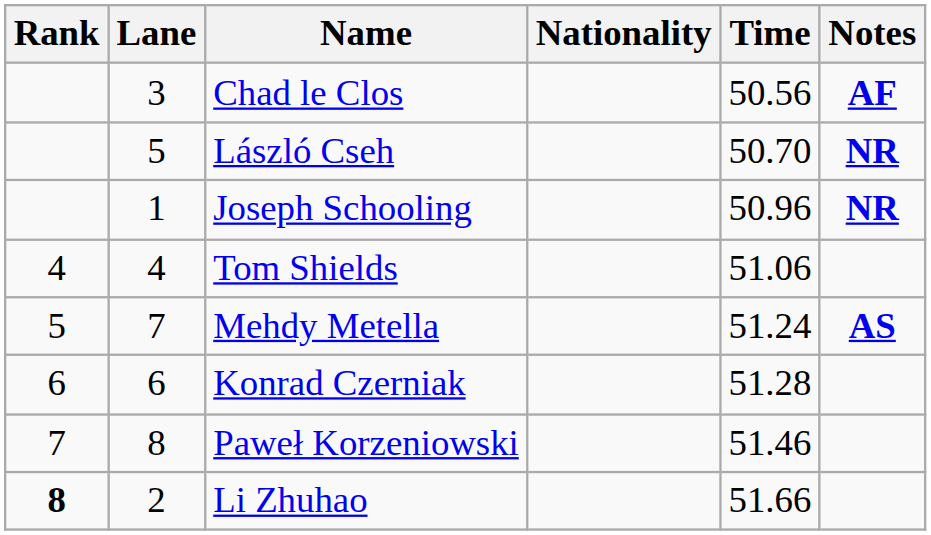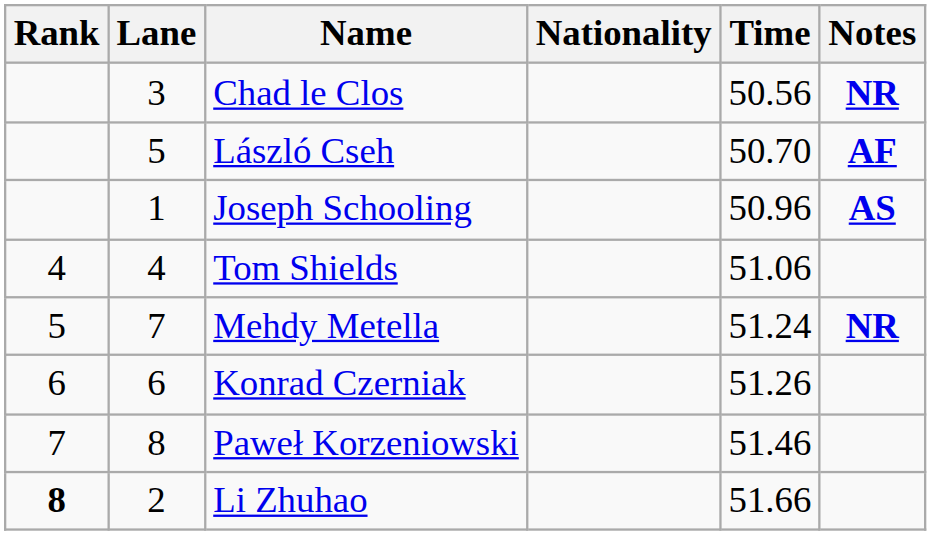(872, 92) AF -> (872, 92) NR
(872, 150) NR -> (872, 150) AF
(872, 208) NR -> (872, 208) AS
(872, 325) AS -> (872, 325) NR
(770, 383) 51.28 -> (770, 383) 51.26
